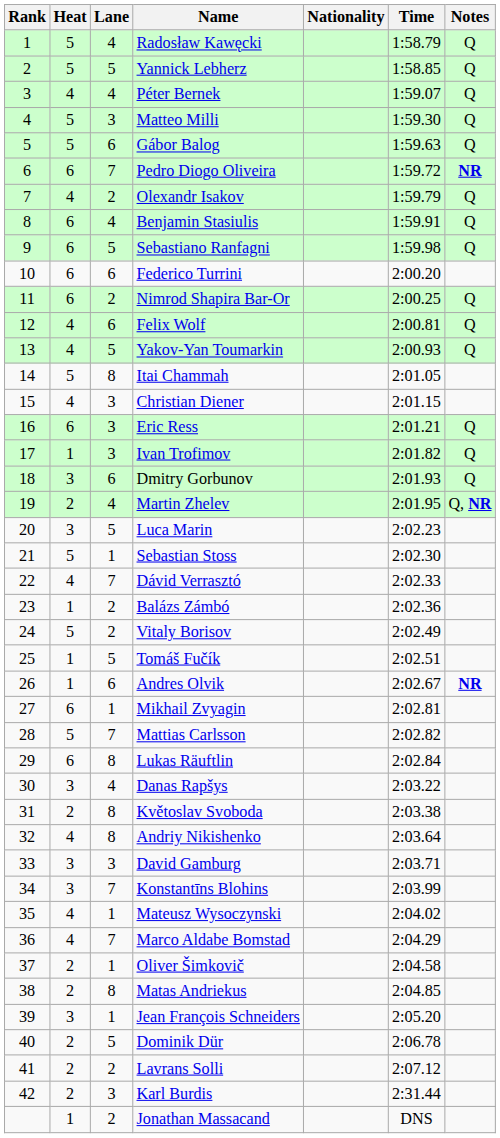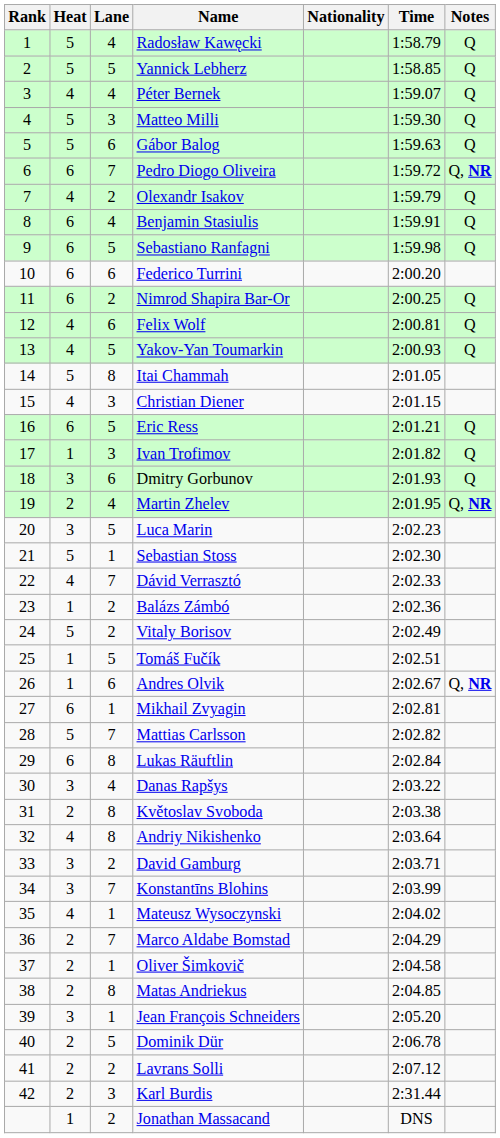(470, 171) NR -> (470, 171) Q, NR
(112, 427) 3 -> (112, 427) 5
(470, 683) NR -> (470, 683) Q, NR
(112, 863) 3 -> (112, 863) 2
(70, 939) 4 -> (70, 939) 2
